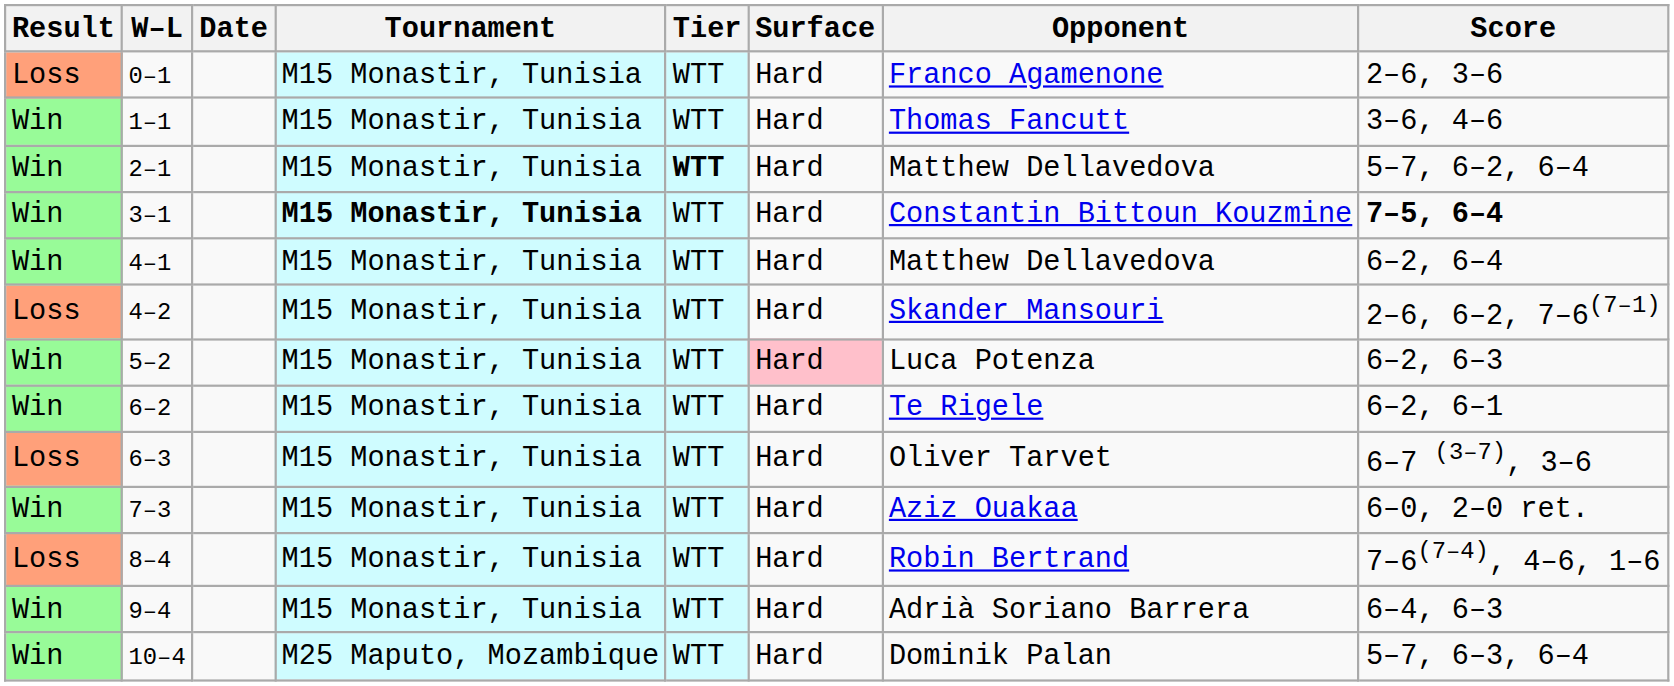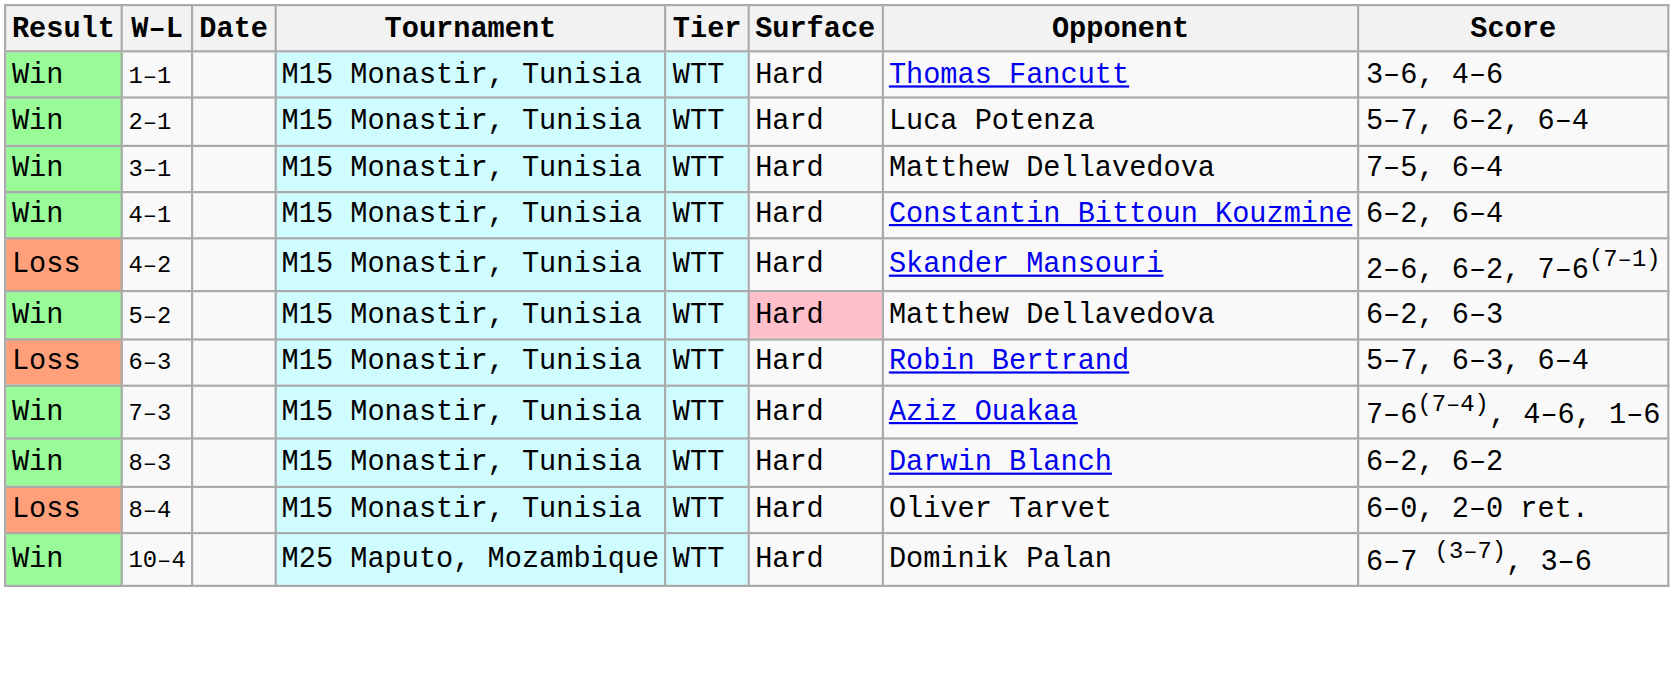- row: (150, 76)
(699, 168) bold -> (699, 122) normal
(1052, 168) Matthew Dellavedova -> (992, 122) Luca Potenza
(462, 215) bold -> (462, 168) normal
(1121, 215) Constantin Bittoun Kouzmine -> (1052, 168) Matthew Dellavedova
(1435, 215) bold -> (1435, 168) normal
(1052, 261) Matthew Dellavedova -> (1121, 215) Constantin Bittoun Kouzmine
(992, 362) Luca Potenza -> (1052, 315) Matthew Dellavedova
- row: (150, 410)
(1000, 459) Oliver Tarvet -> (1009, 362) Robin Bertrand
(1479, 459) 6–7 (3–7), 3–6 -> (1477, 362) 5–7, 6–3, 6–4
(1477, 509) 6–0, 2–0 ret. -> (1513, 412) 7–6(7–4), 4–6, 1–6
+ row: (150, 464)
(1009, 559) Robin Bertrand -> (1000, 509) Oliver Tarvet
(1513, 559) 7–6(7–4), 4–6, 1–6 -> (1477, 509) 6–0, 2–0 ret.
- row: (150, 611)
(1477, 656) 5–7, 6–3, 6–4 -> (1479, 559) 6–7 (3–7), 3–6
